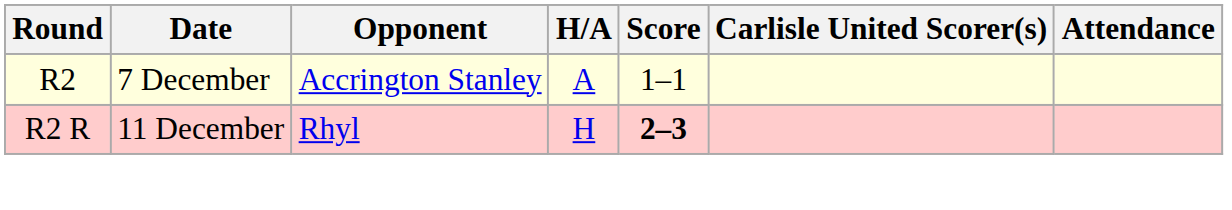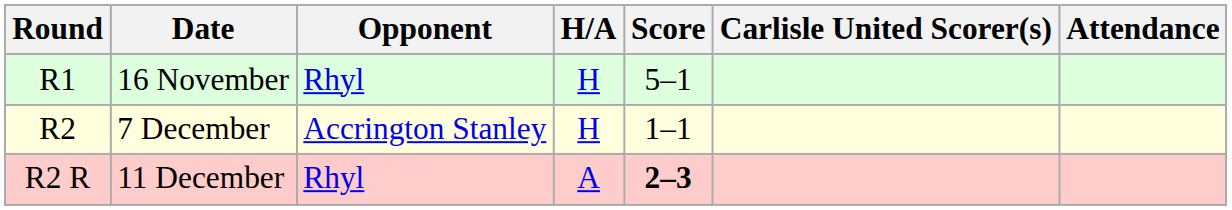+ row: (203, 79)
(584, 79) A -> (589, 128) H
(584, 128) H -> (589, 178) A
